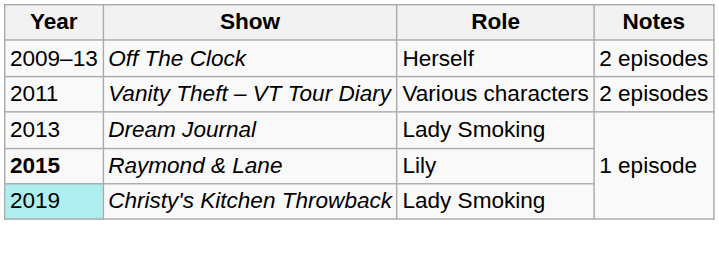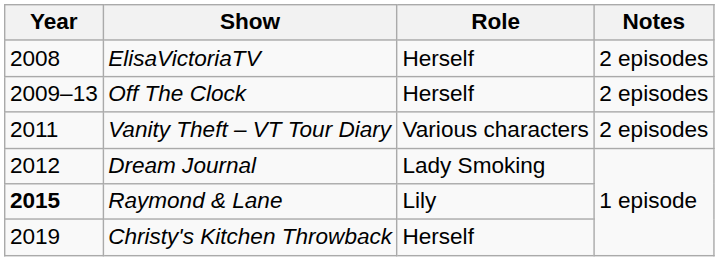+ row: (184, 58)
(35, 129) 2013 -> (35, 165) 2012
(35, 201) paleturquoise background -> (35, 237) no background
(474, 201) Lady Smoking -> (438, 237) Herself
